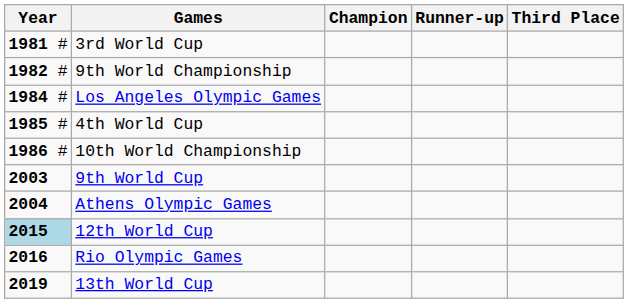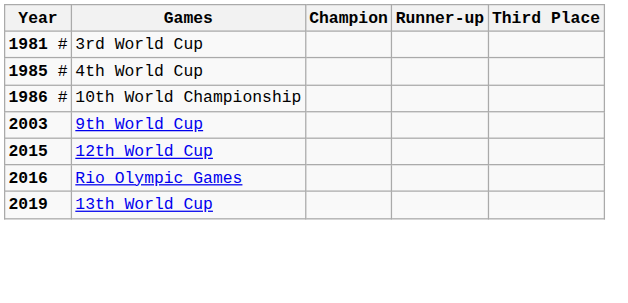- row: (183, 71)
- row: (198, 98)
- row: (174, 205)
(28, 232) lightblue background -> (28, 151) no background
